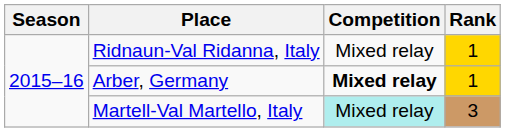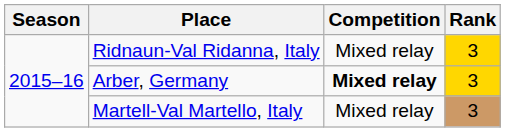(473, 50) 1 -> (473, 50) 3
(473, 80) 1 -> (473, 80) 3
(384, 111) paleturquoise background -> (384, 111) no background
